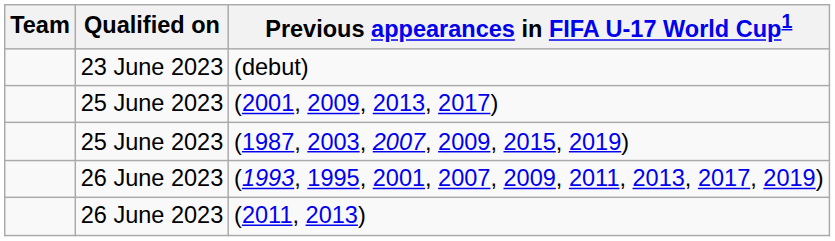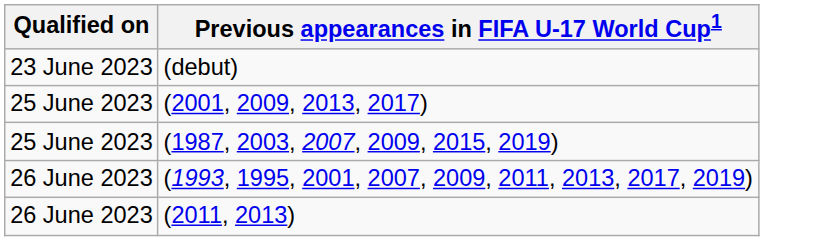- column: (40, 26)
